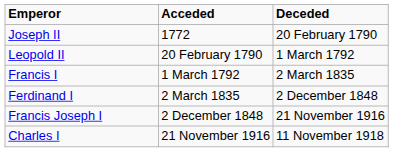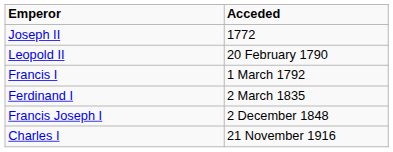- column: (303, 14)
